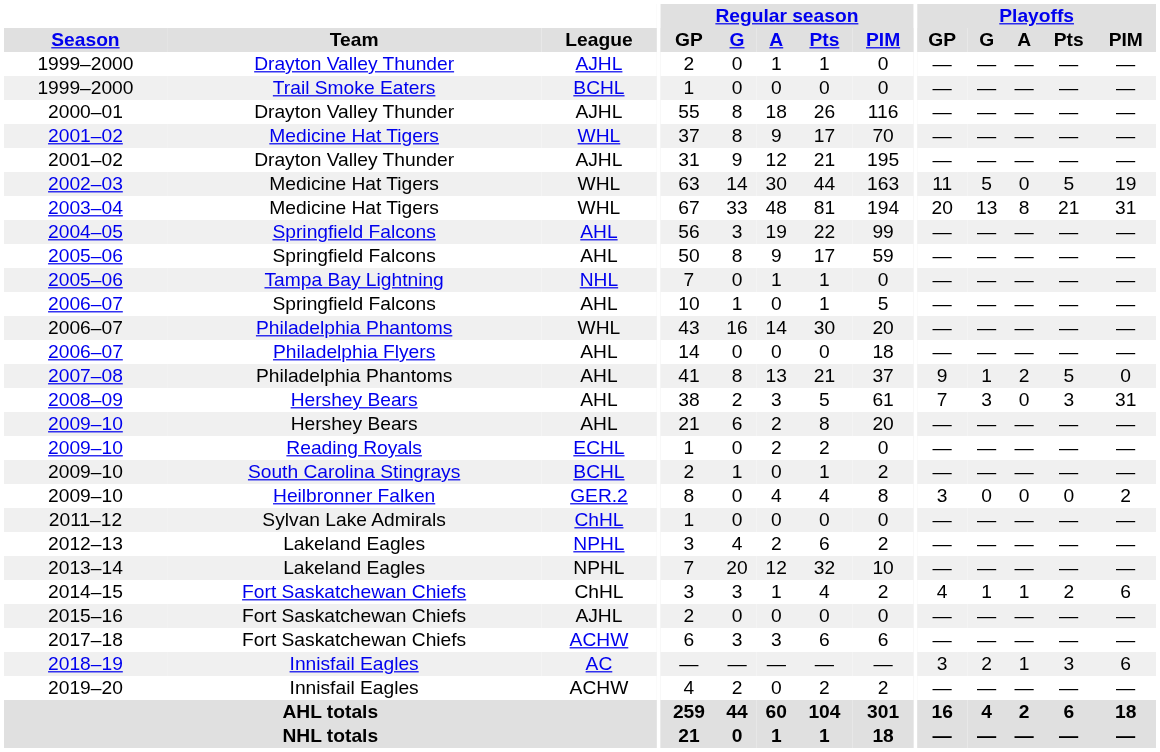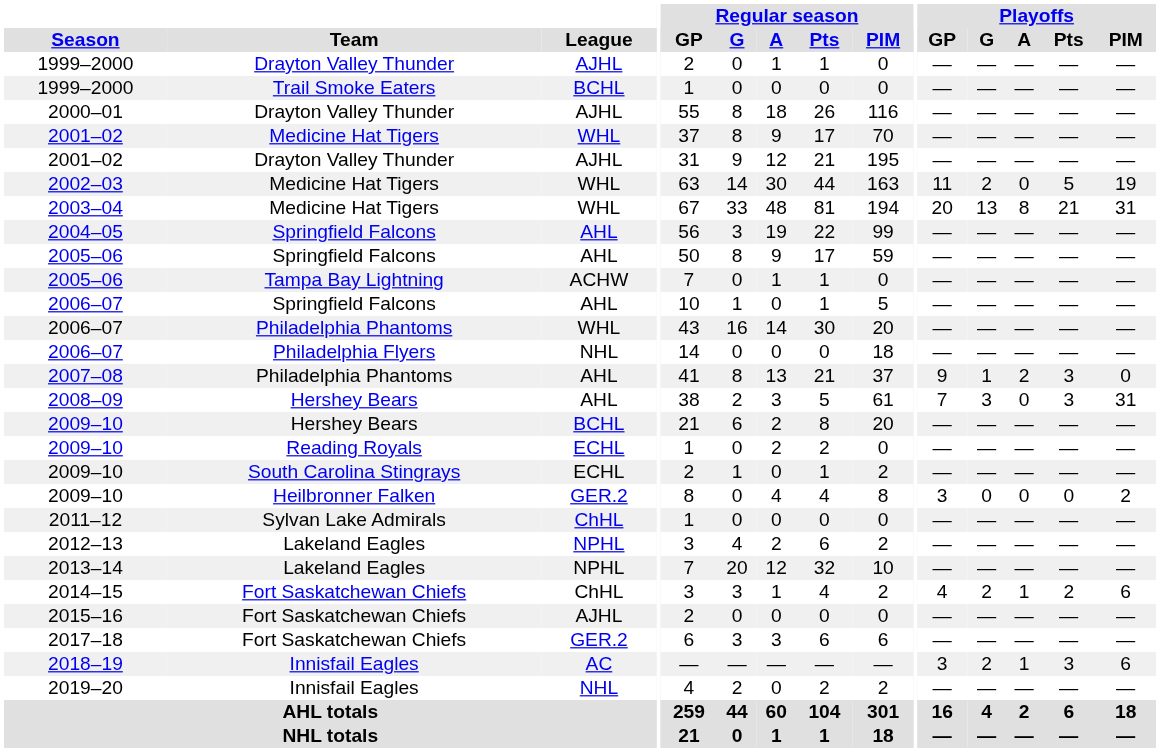(987, 183) 5 -> (987, 183) 2
(599, 279) NHL -> (599, 279) ACHW
(599, 351) AHL -> (599, 351) NHL
(1069, 375) 5 -> (1069, 375) 3
(599, 423) AHL -> (599, 423) BCHL
(599, 471) BCHL -> (599, 471) ECHL
(987, 591) 1 -> (987, 591) 2
(599, 639) ACHW -> (599, 639) GER.2
(599, 687) ACHW -> (599, 687) NHL
